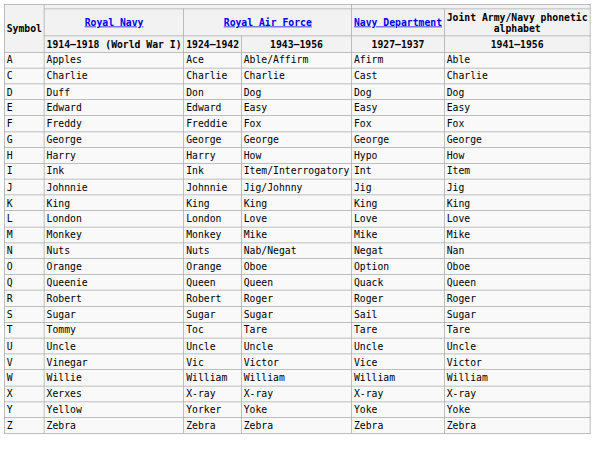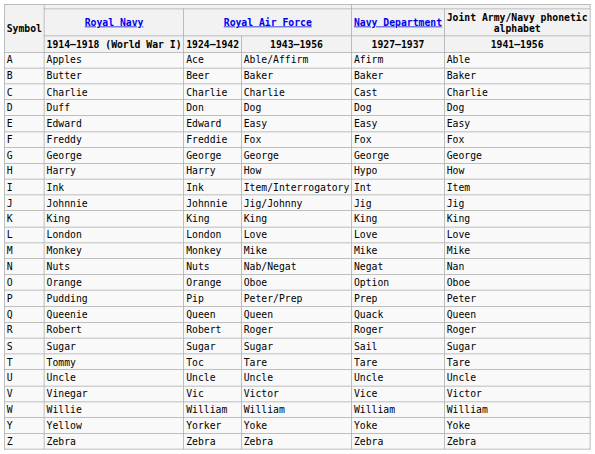+ row: (64, 76)
+ row: (67, 298)
- row: (64, 394)
